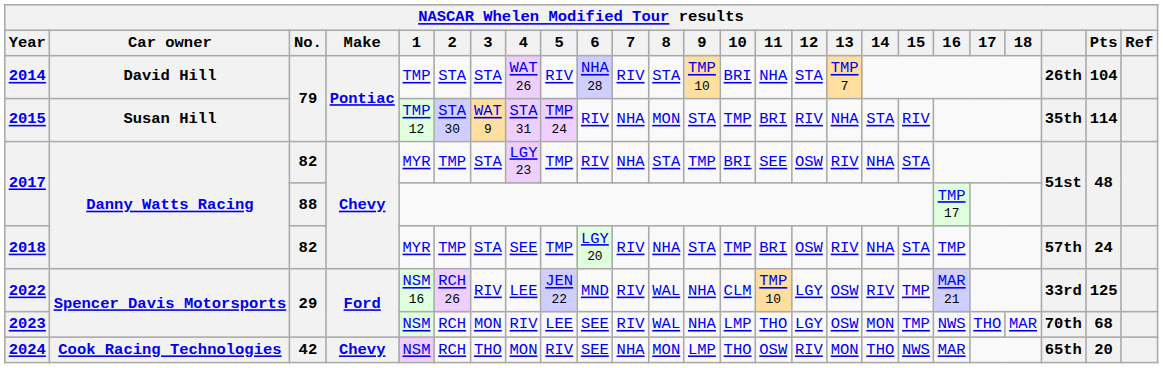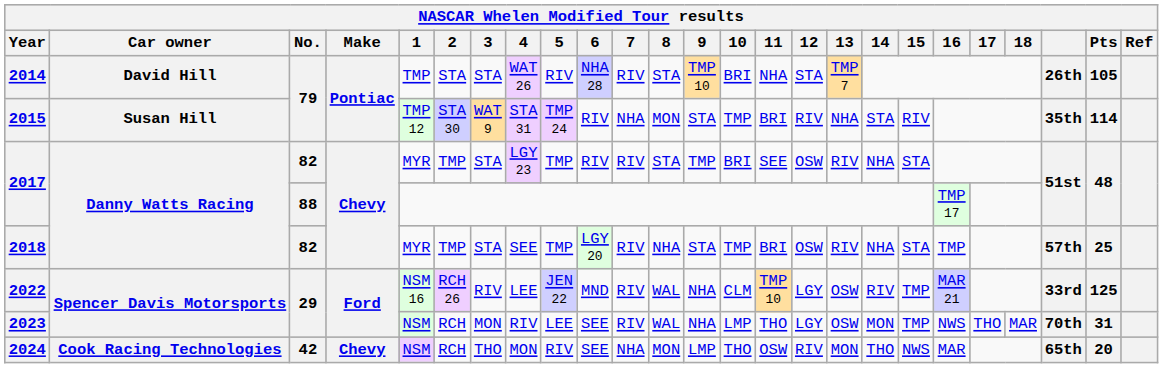(1104, 76) 104 -> (1104, 76) 105
(631, 162) NHA -> (631, 162) RIV
(1104, 247) 24 -> (1104, 247) 25
(1104, 324) 68 -> (1104, 324) 31
